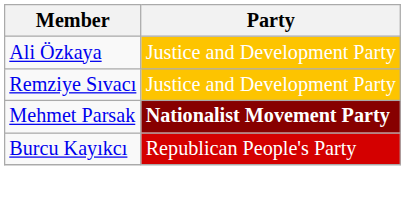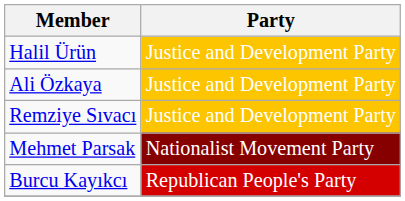+ row: (53, 52)
(268, 116) bold -> (260, 148) normal
